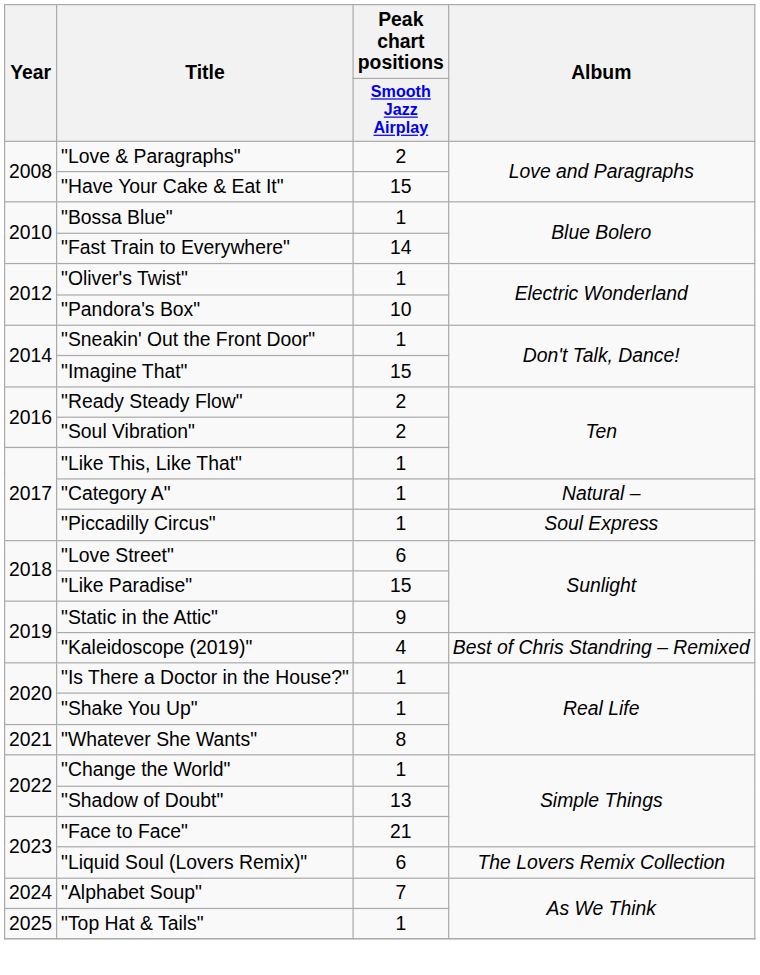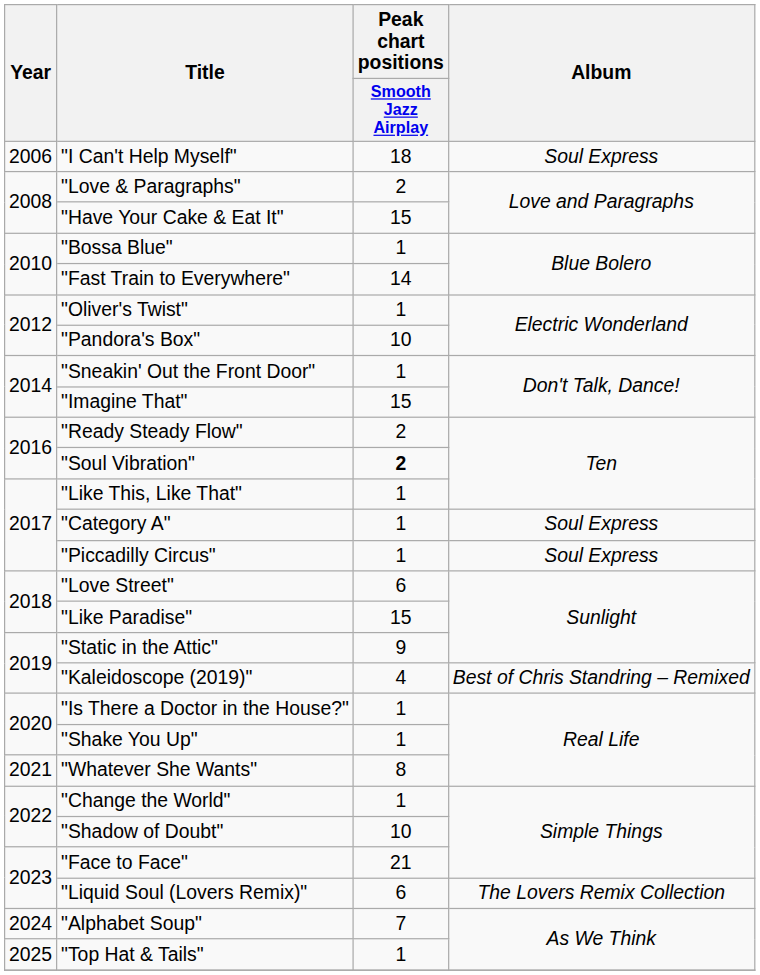+ row: (149, 156)
(401, 432) normal -> (401, 463) bold
(601, 493) Natural – -> (601, 524) Soul Express
(401, 800) 13 -> (401, 831) 10
